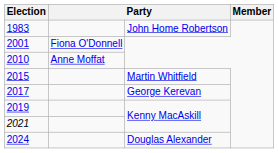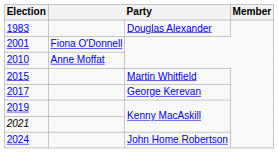(178, 28) John Home Robertson -> (169, 28) Douglas Alexander
(169, 140) Douglas Alexander -> (178, 140) John Home Robertson
